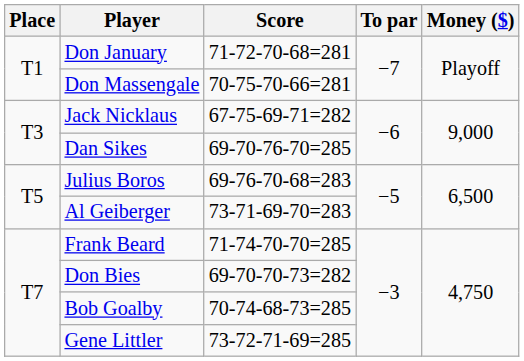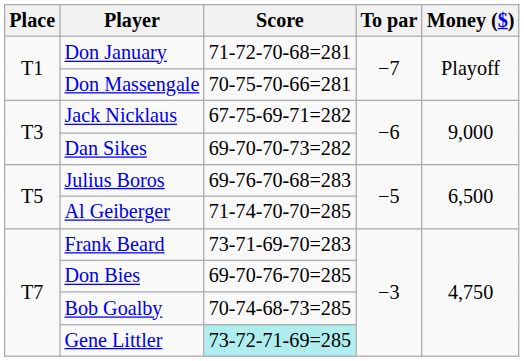(280, 148) 69-70-76-70=285 -> (280, 148) 69-70-70-73=282
(280, 212) 73-71-69-70=283 -> (280, 212) 71-74-70-70=285
(280, 244) 71-74-70-70=285 -> (280, 244) 73-71-69-70=283
(280, 276) 69-70-70-73=282 -> (280, 276) 69-70-76-70=285
(280, 340) no background -> (280, 340) paleturquoise background
